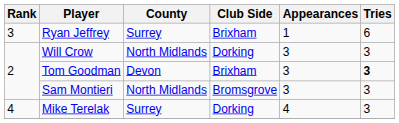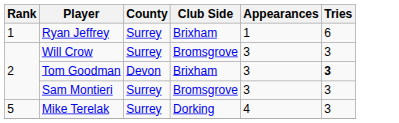(10, 33) 3 -> (10, 33) 1
(167, 52) North Midlands -> (144, 52) Surrey
(233, 52) Dorking -> (205, 52) Bromsgrove
(167, 90) North Midlands -> (144, 90) Surrey
(10, 109) 4 -> (10, 109) 5
